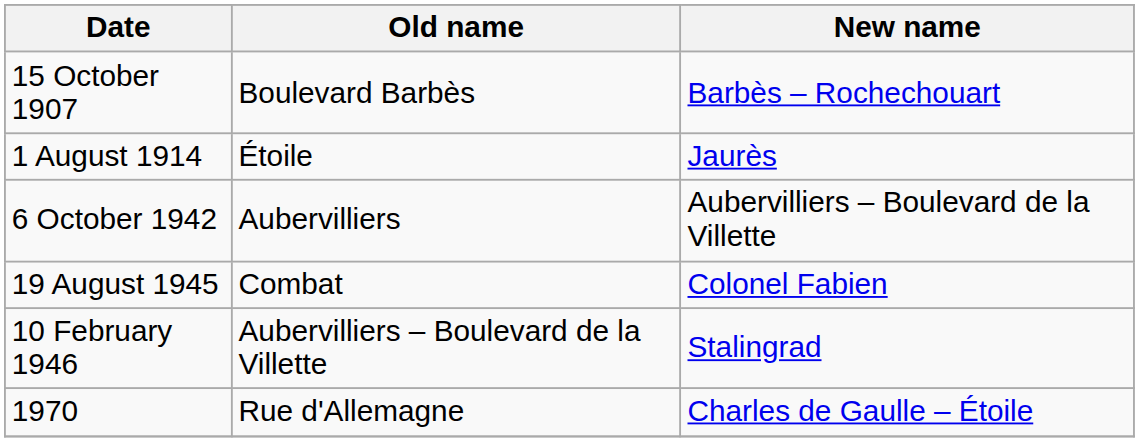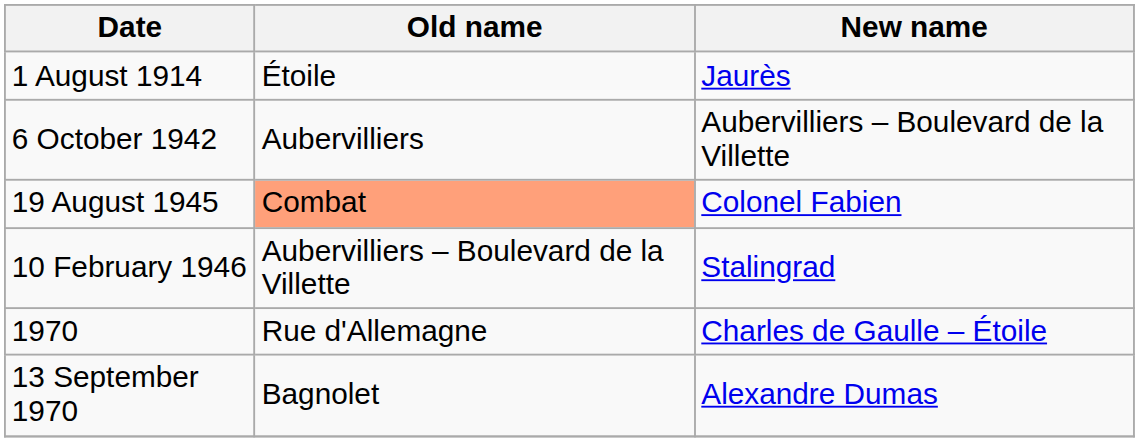- row: (85, 92)
(291, 283) no background -> (314, 203) lightsalmon background
+ row: (105, 394)
